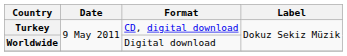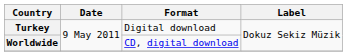(181, 28) CD, digital download -> (170, 28) Digital download
(170, 43) Digital download -> (181, 43) CD, digital download
